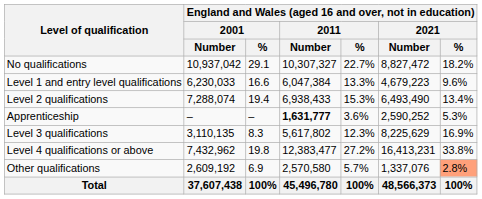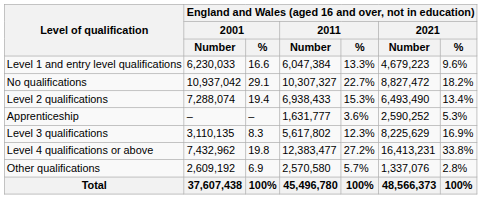rows swapped: (47, 64) <-> (94, 82)
(306, 116) bold -> (306, 116) normal
(455, 168) lightsalmon background -> (455, 168) no background
